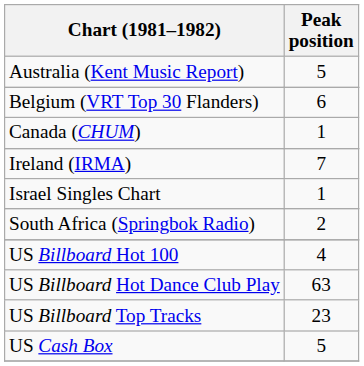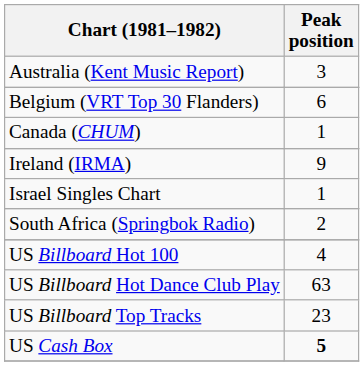(321, 71) 5 -> (321, 71) 3
(321, 163) 7 -> (321, 163) 9
(321, 345) normal -> (321, 345) bold
